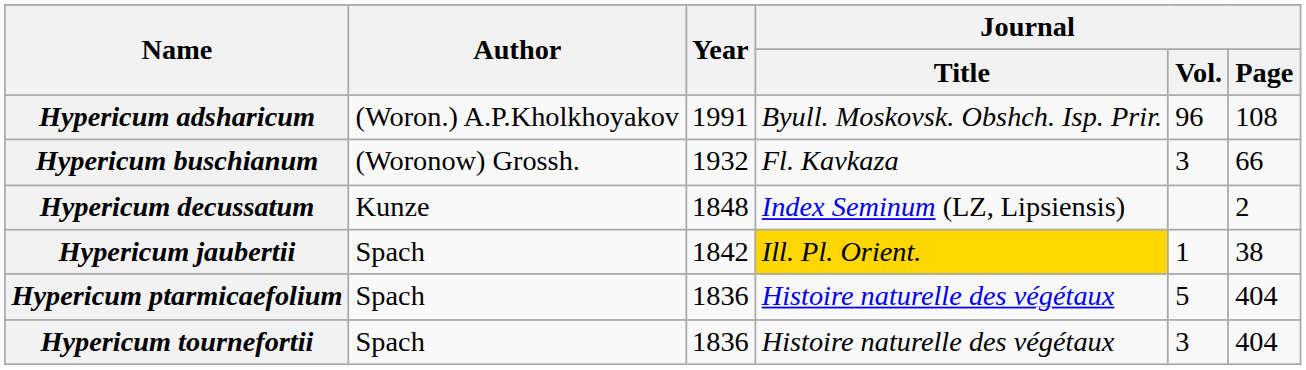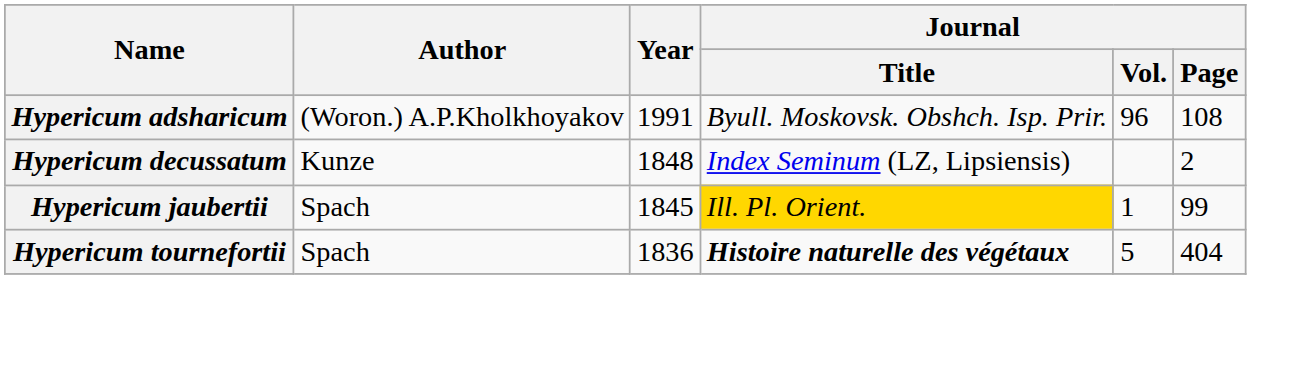- row: (177, 161)
(720, 251) 1842 -> (665, 206) 1845
(1249, 251) 38 -> (1194, 206) 99
- row: (177, 296)
(938, 341) normal -> (888, 251) bold
(1182, 341) 3 -> (1127, 251) 5
